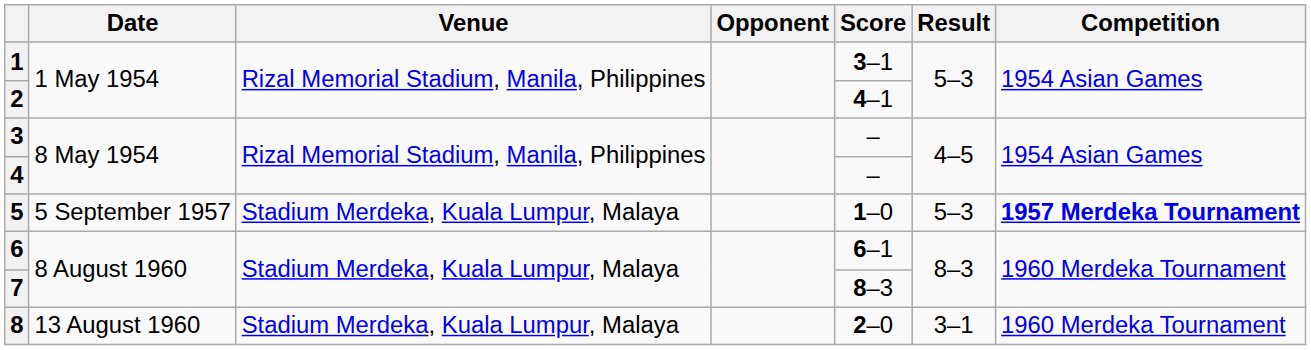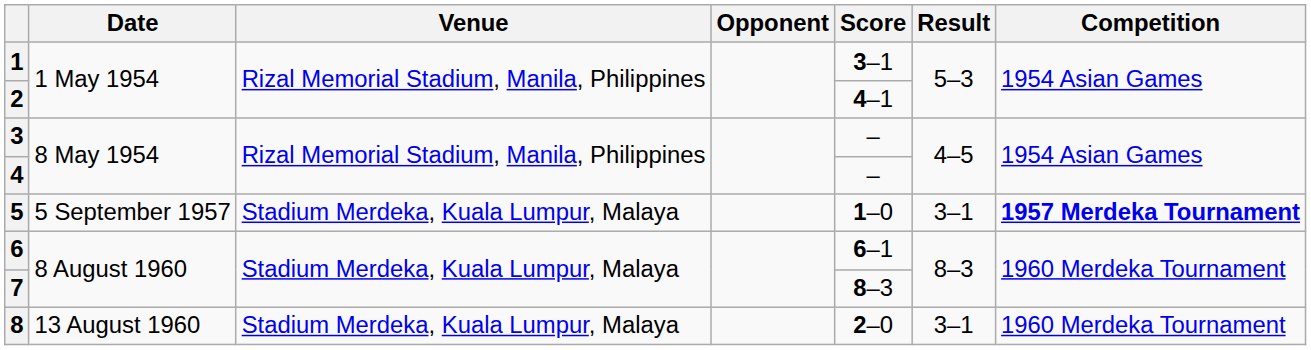(954, 212) 5–3 -> (954, 212) 3–1
